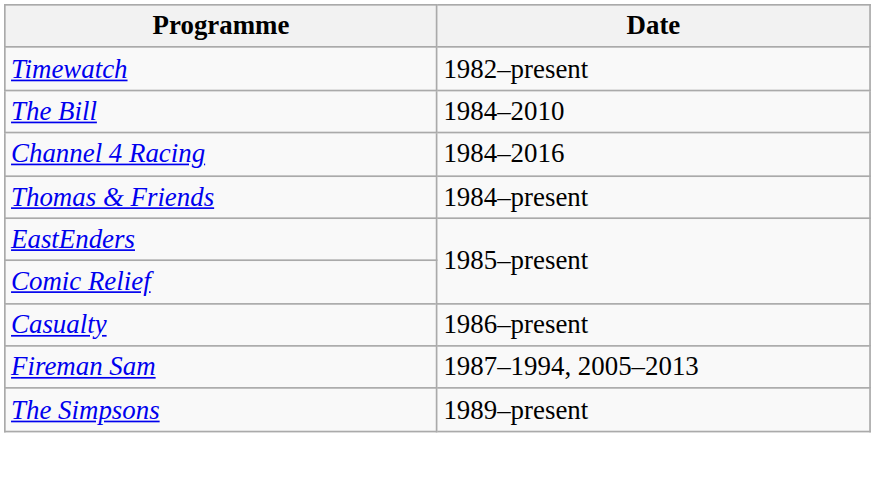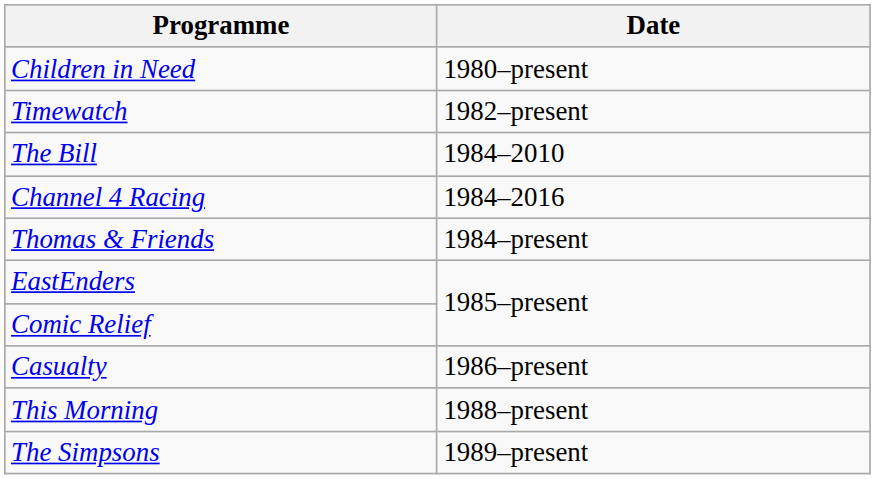+ row: (103, 68)
- row: (83, 366)
+ row: (85, 409)
